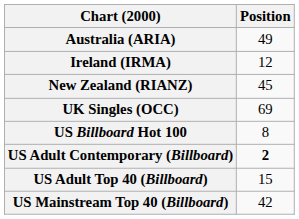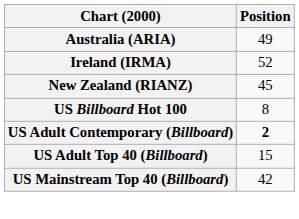(265, 62) 12 -> (265, 62) 52
- row: (121, 109)
